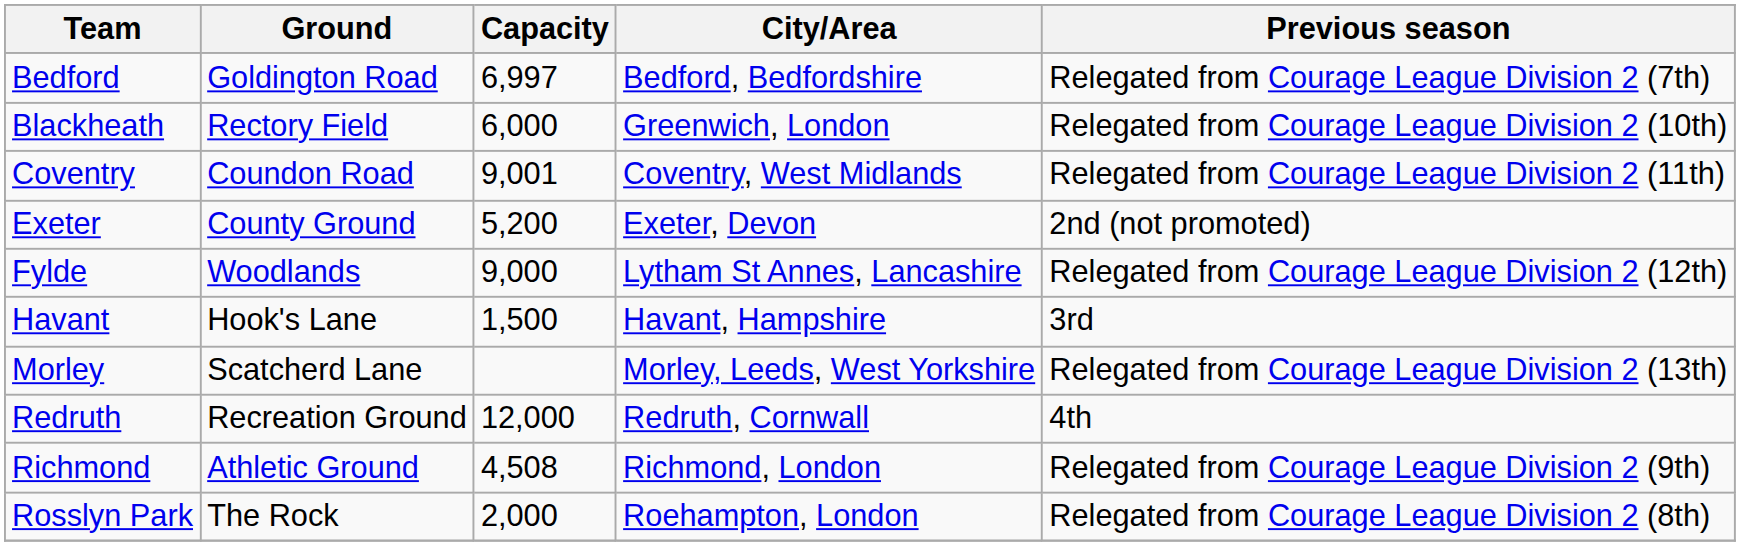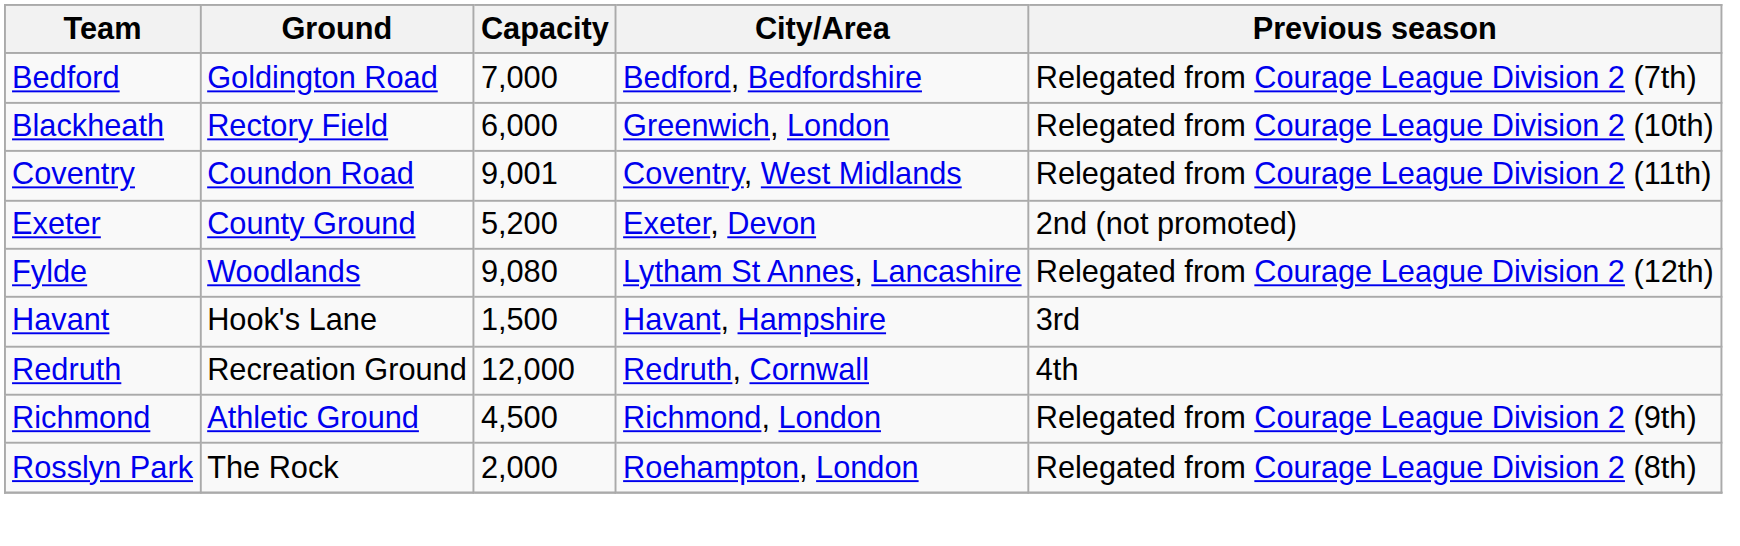(519, 77) 6,997 -> (519, 77) 7,000
(519, 272) 9,000 -> (519, 272) 9,080
- row: (58, 369)
(519, 467) 4,508 -> (519, 418) 4,500
